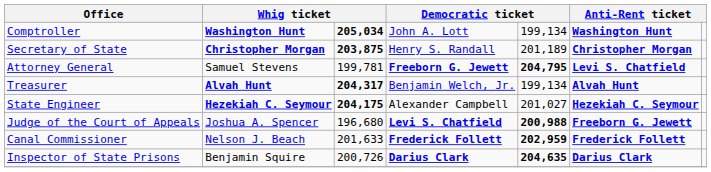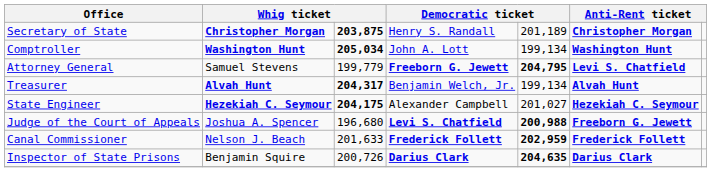rows swapped: (67, 49) <-> (44, 31)
(360, 67) 199,781 -> (360, 67) 199,779
